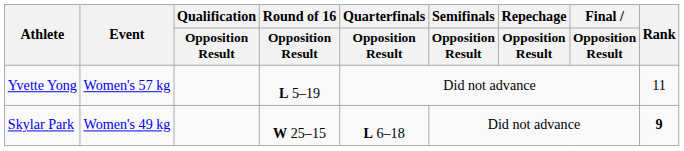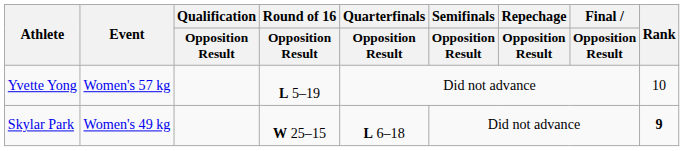(659, 85) 11 -> (659, 85) 10
